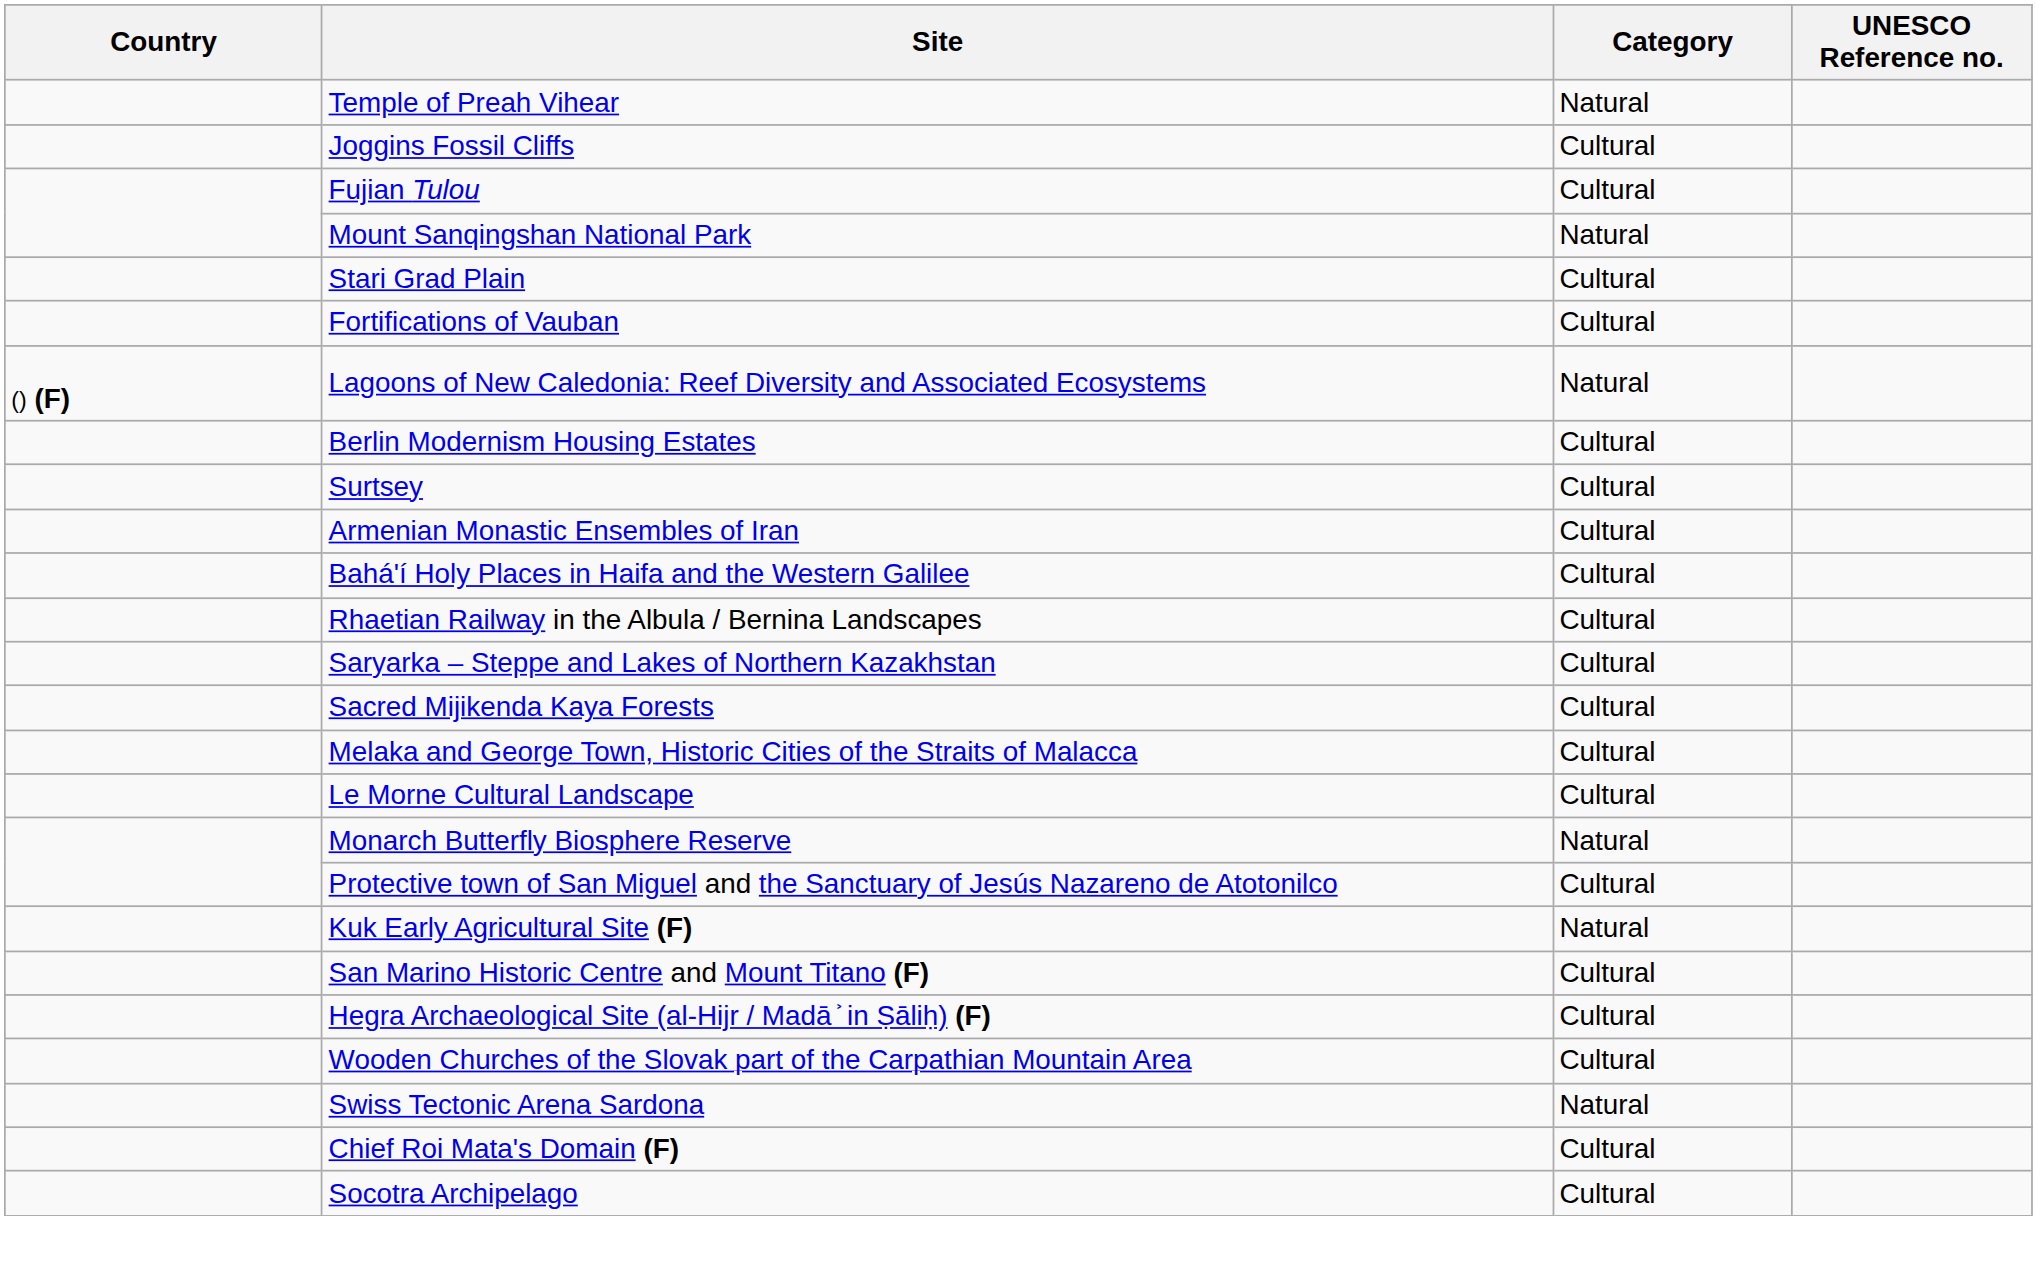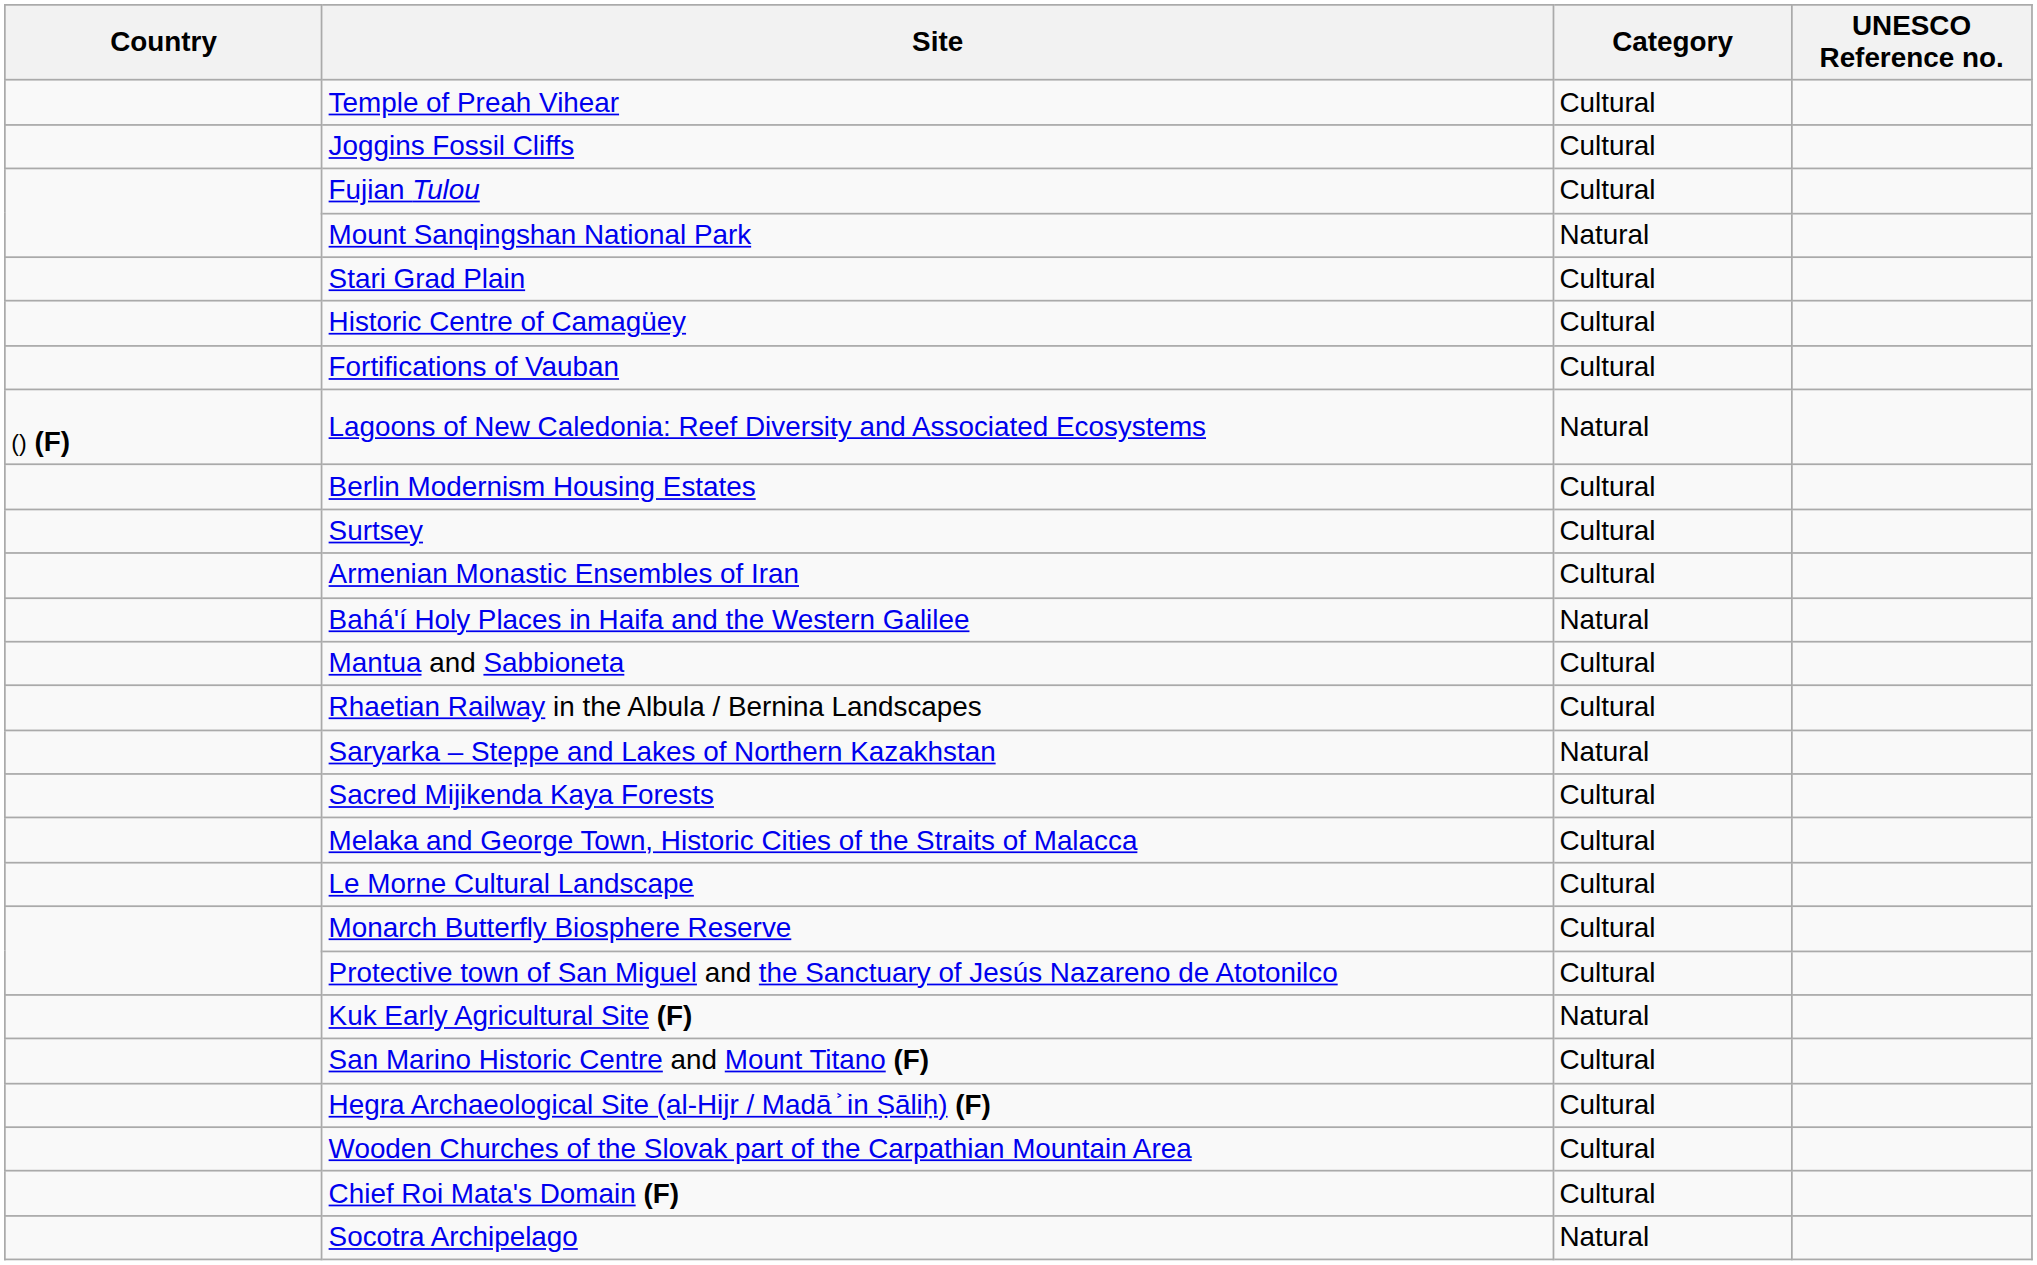(1604, 102) Natural -> (1607, 102) Cultural
+ row: (507, 322)
(1607, 574) Cultural -> (1604, 619) Natural
+ row: (476, 663)
(1607, 663) Cultural -> (1604, 751) Natural
(1604, 839) Natural -> (1607, 928) Cultural
- row: (516, 1104)
(1607, 1193) Cultural -> (1604, 1237) Natural
